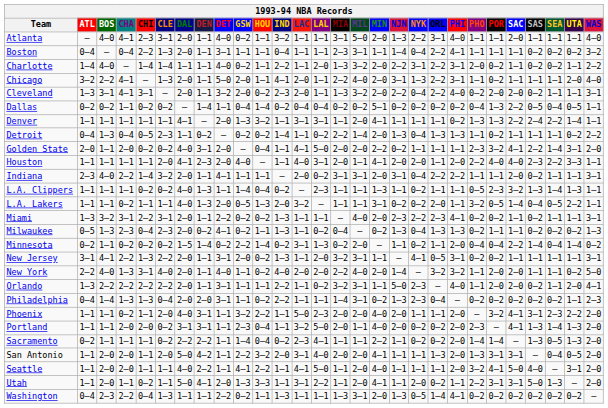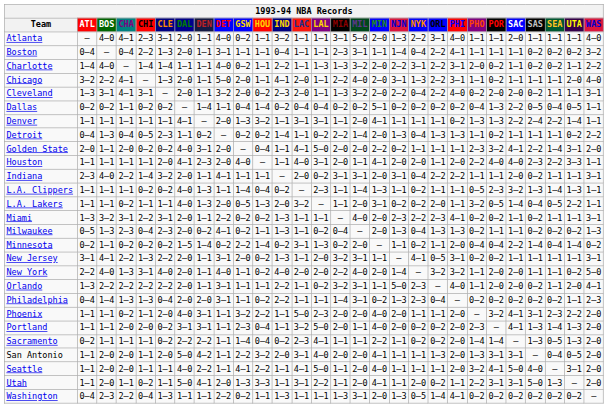(321, 67) 2–0 -> (321, 67) 1–3
(360, 190) 1–1 -> (360, 190) 1–4
(360, 204) 1–1 -> (360, 204) 2–0
(379, 232) 0–2 -> (379, 232) 2–0
